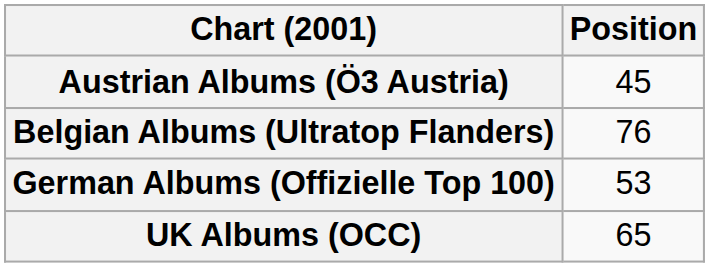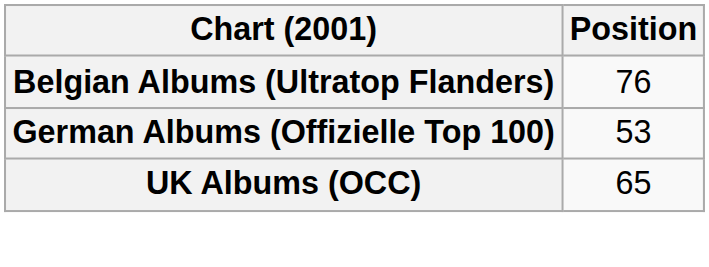- row: (284, 81)
